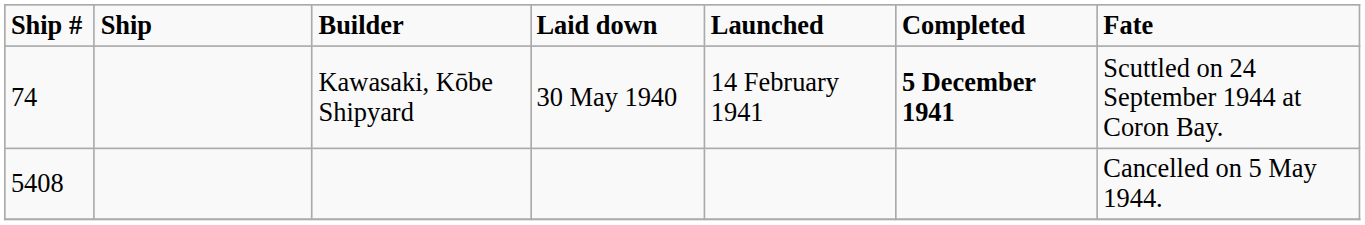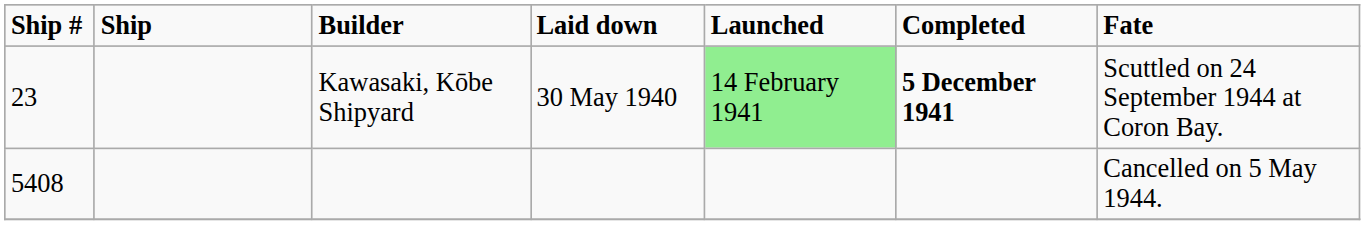(24, 97) 74 -> (24, 97) 23
(775, 97) no background -> (775, 97) lightgreen background
